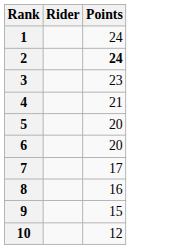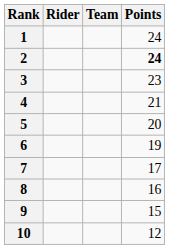+ column: (102, 15)
(116, 146) 20 -> (155, 146) 19
